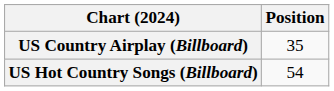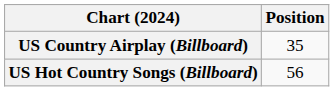(295, 72) 54 -> (295, 72) 56
